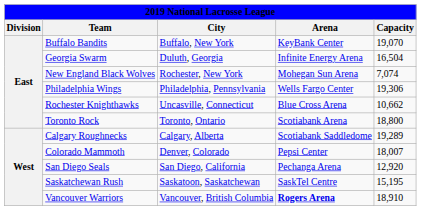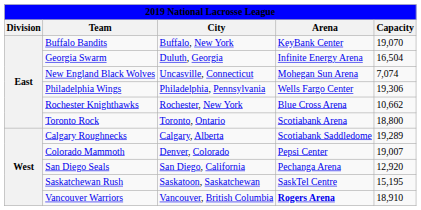(201, 74) Rochester, New York -> (207, 74) Uncasville, Connecticut
(207, 105) Uncasville, Connecticut -> (201, 105) Rochester, New York
(390, 151) 18,007 -> (390, 151) 19,007
